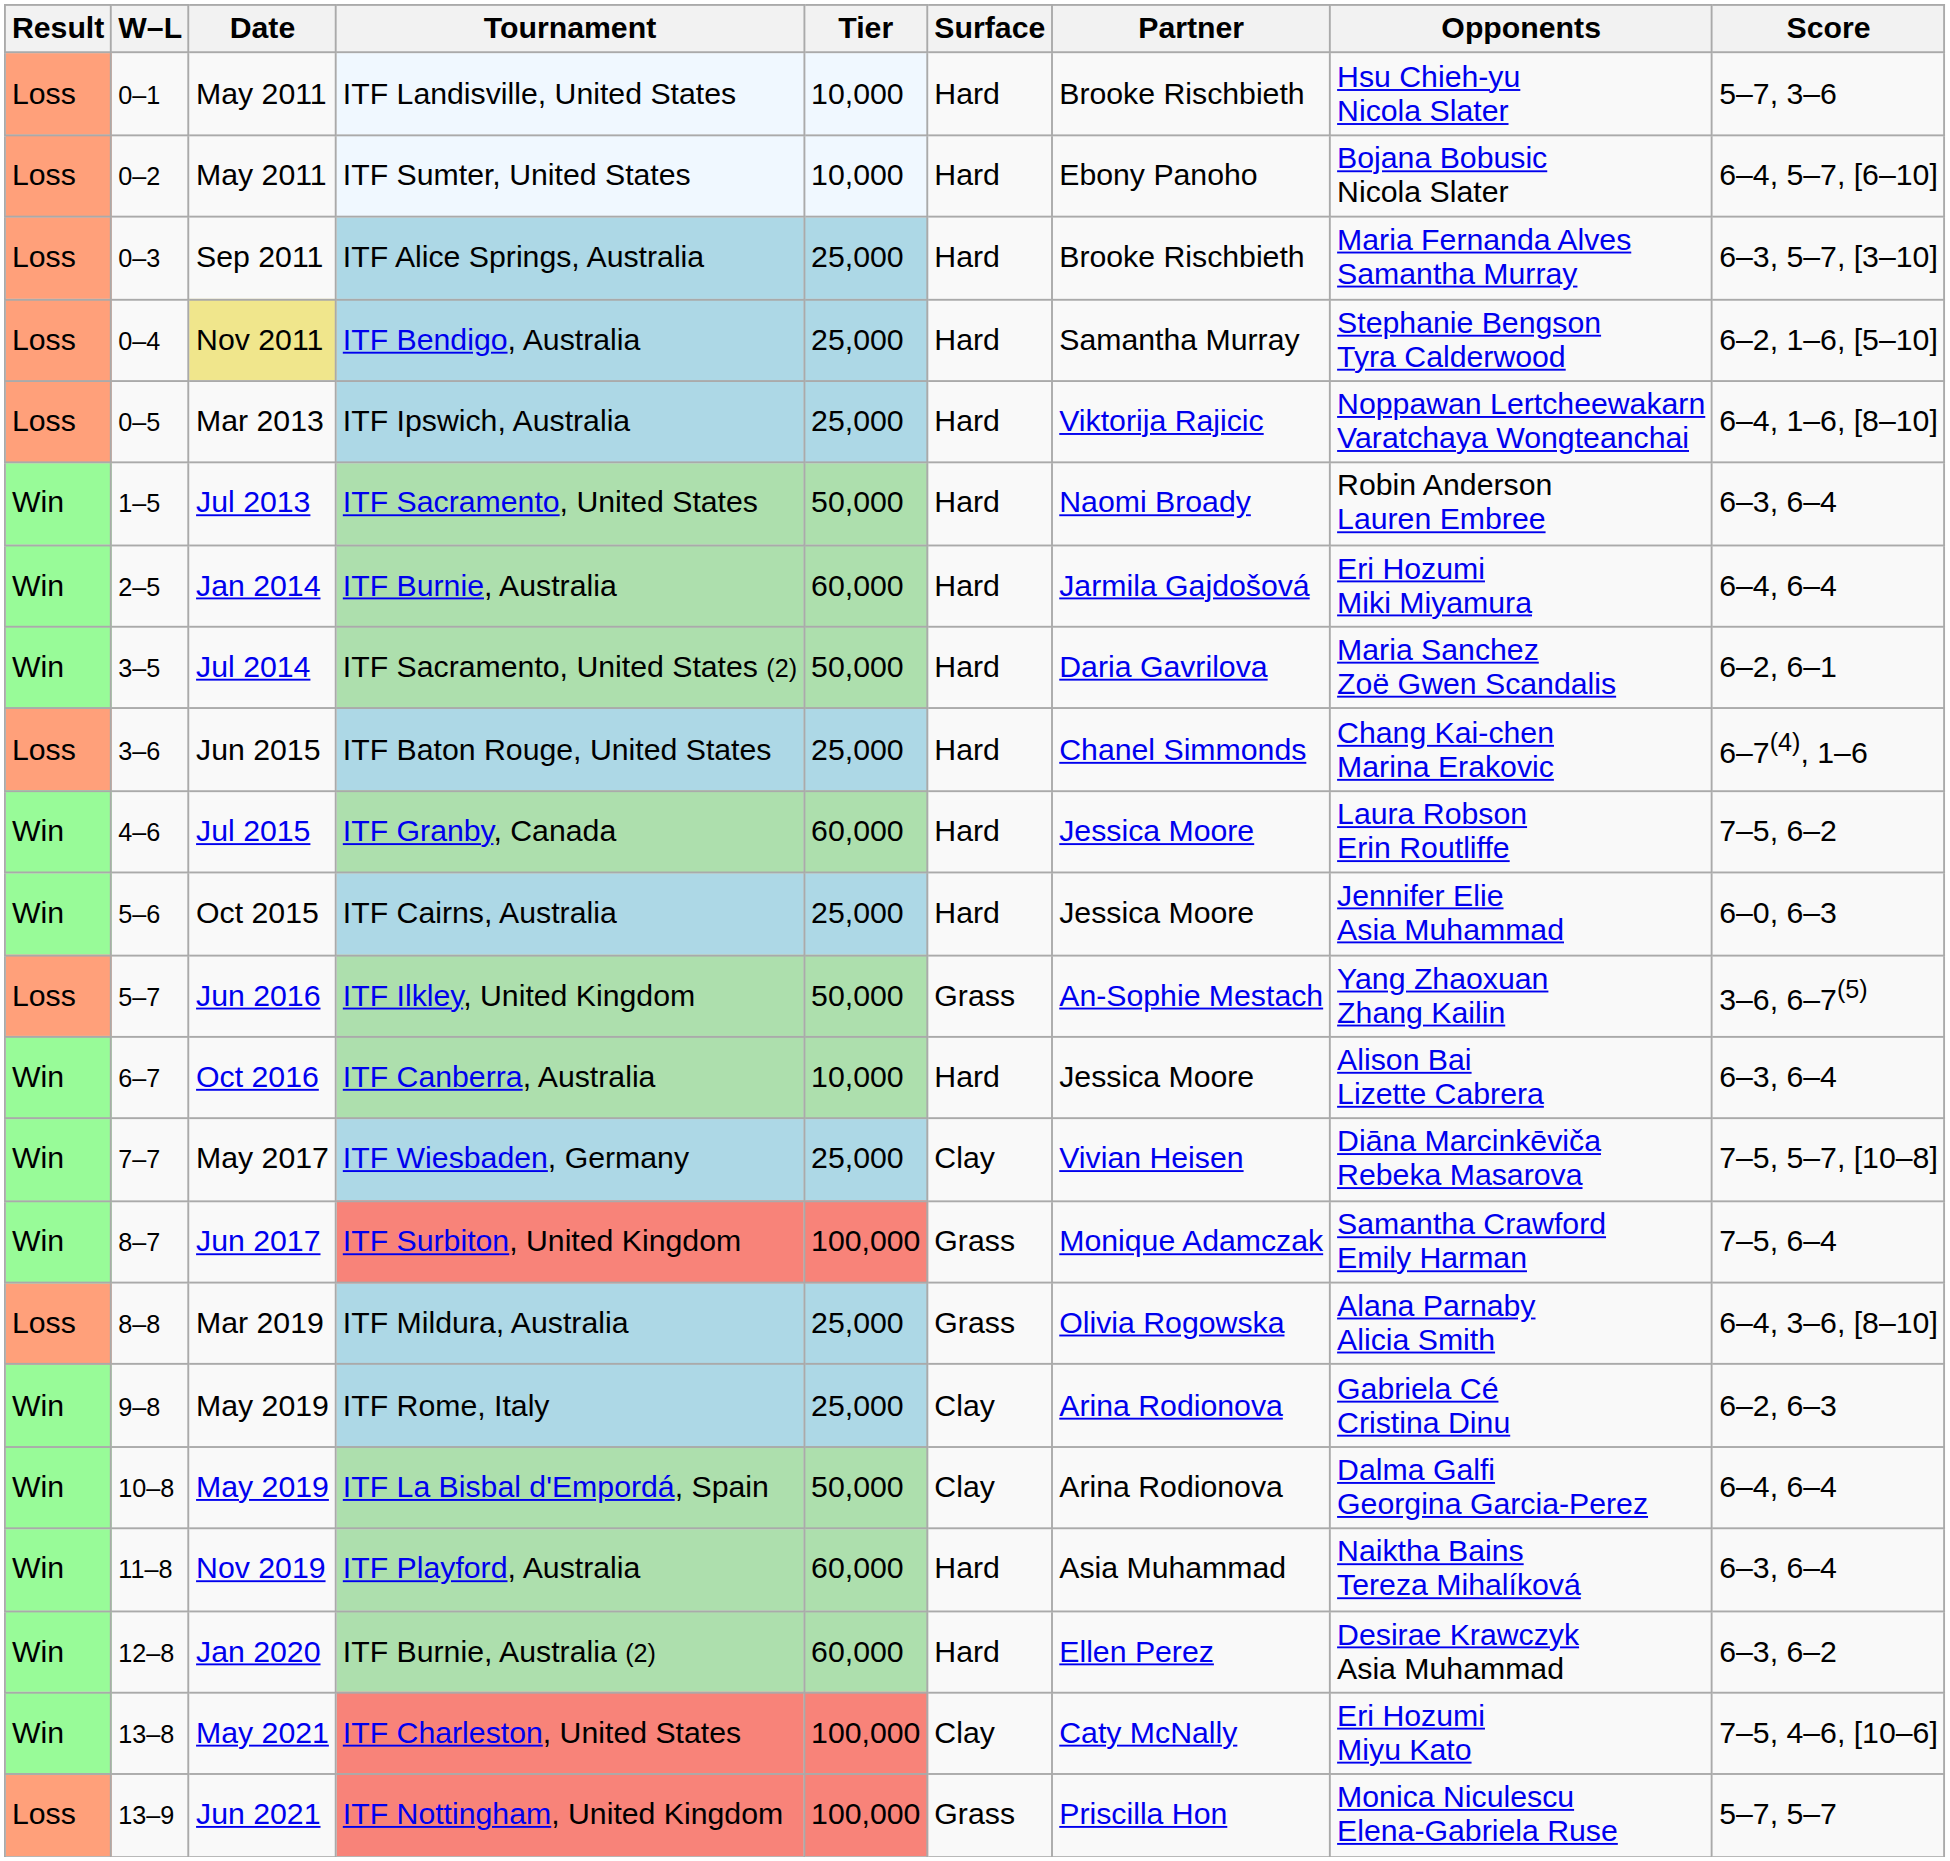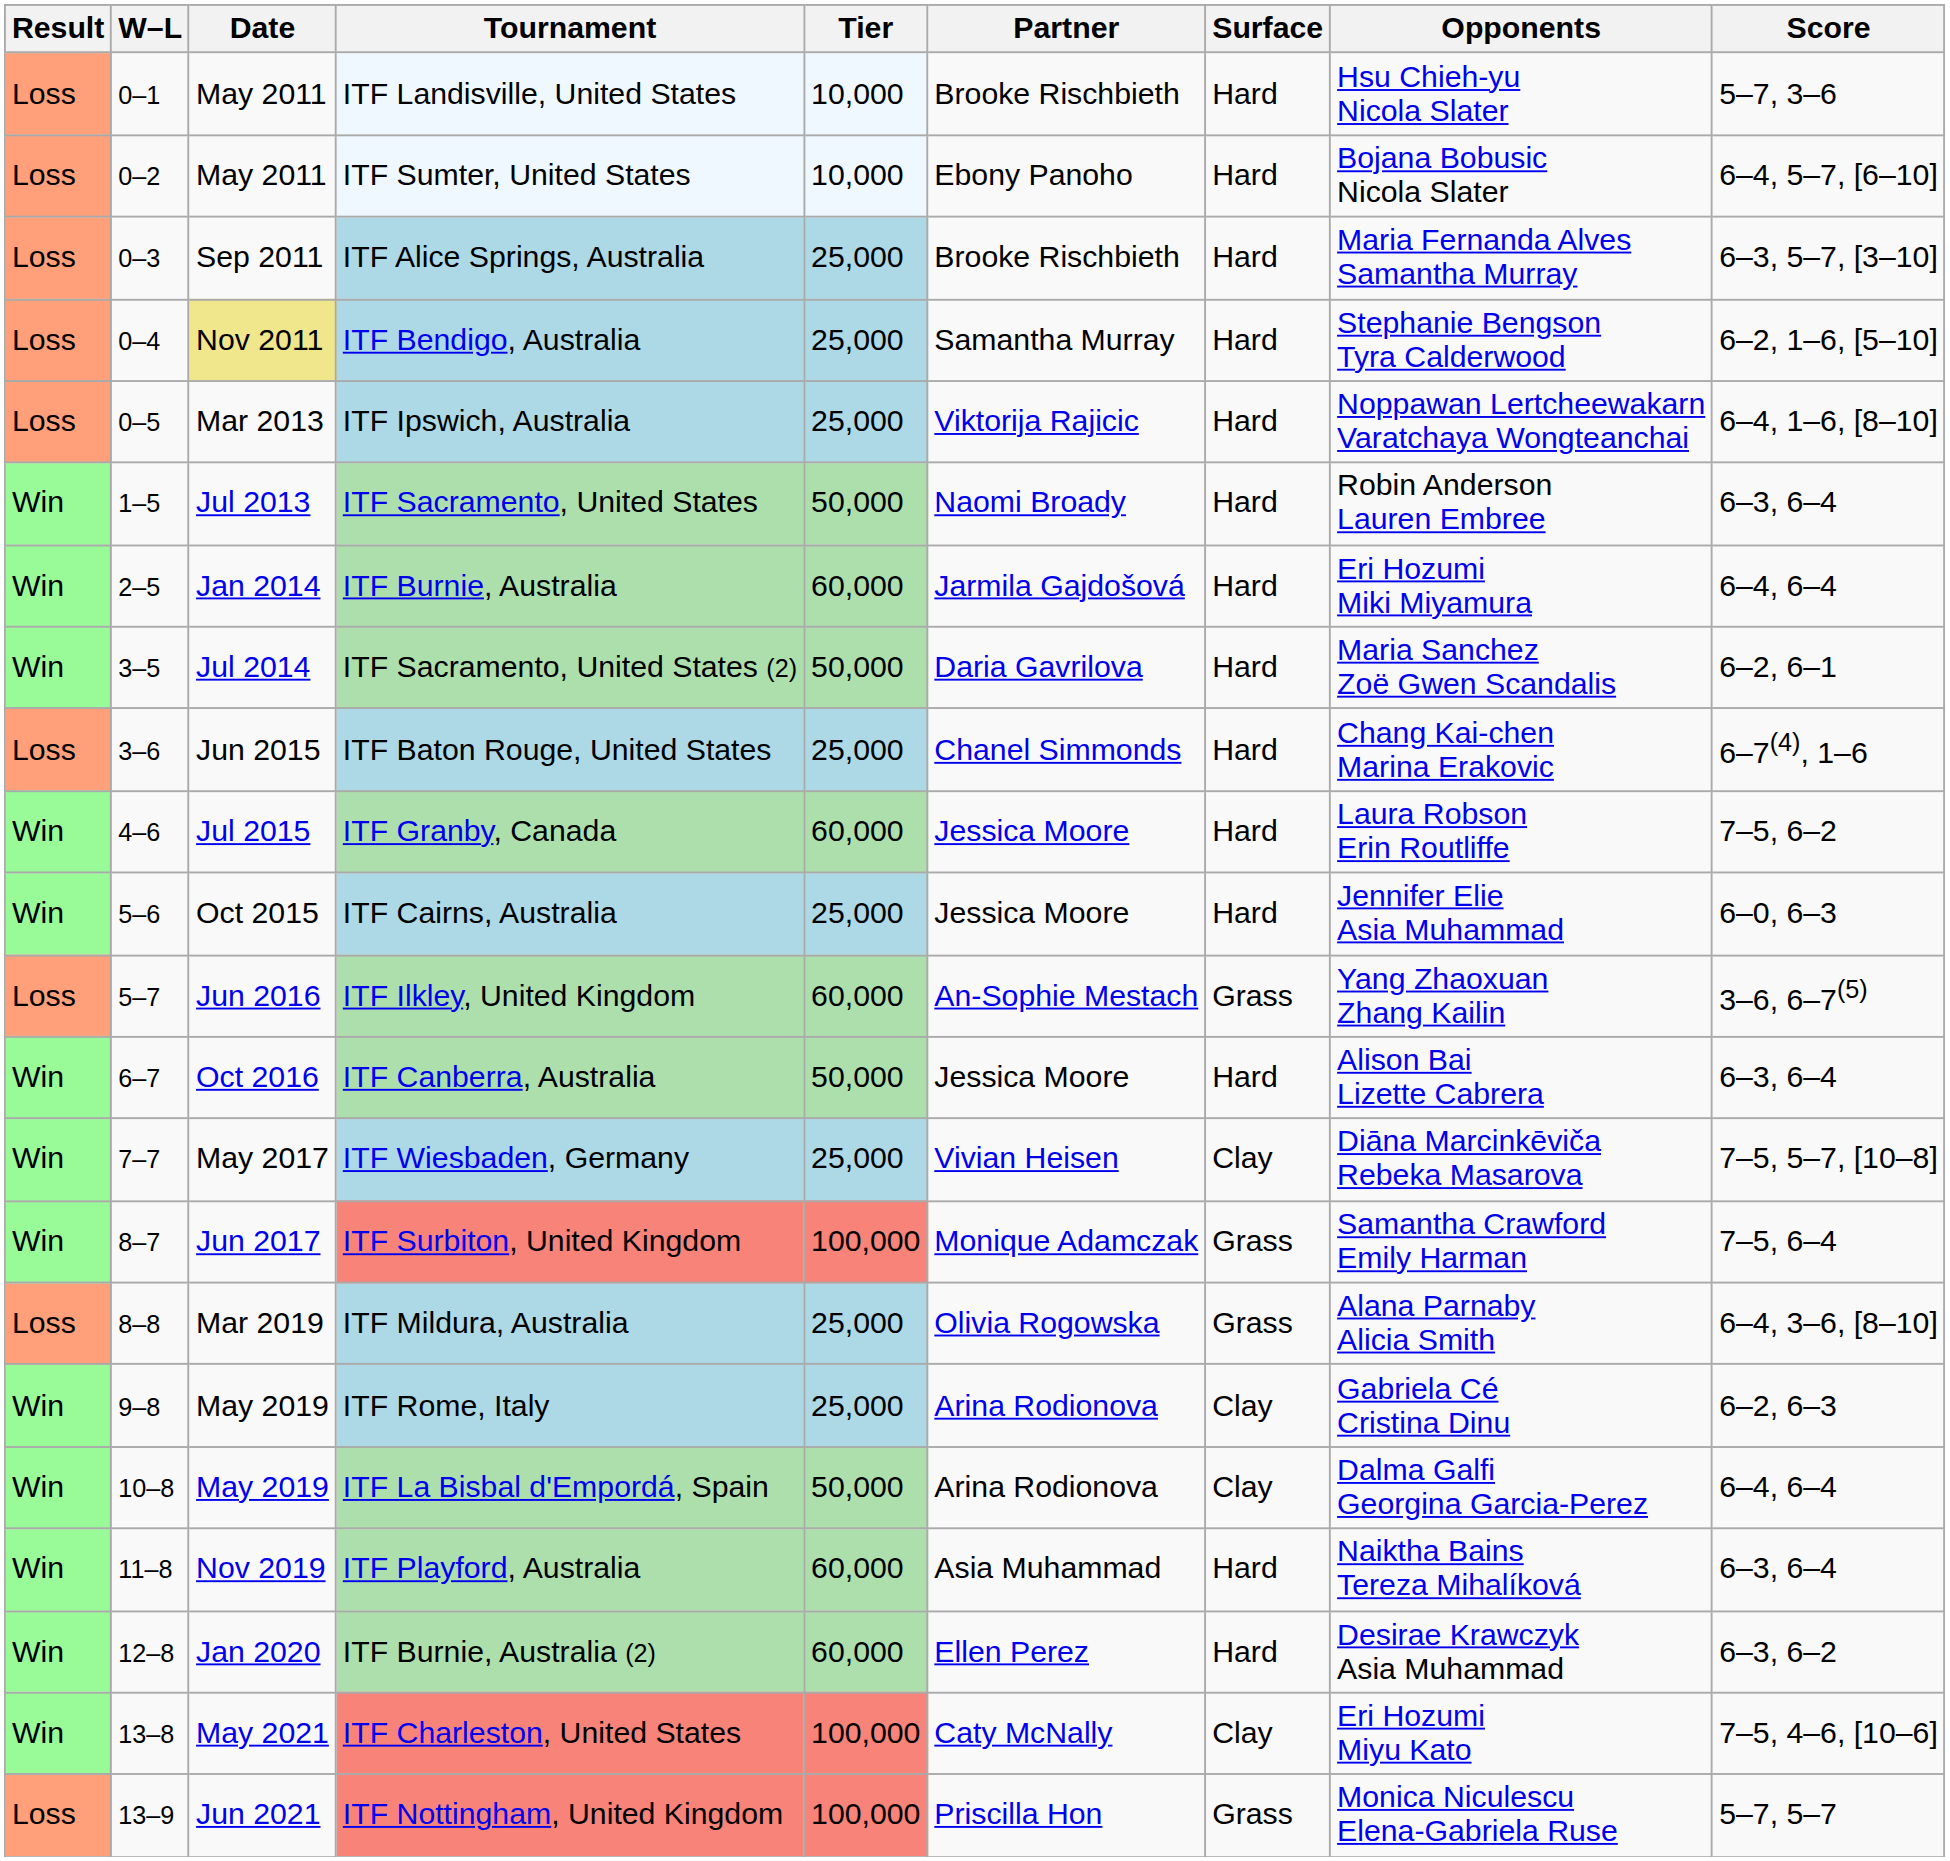columns swapped: (990, 28) <-> (1191, 28)
(857, 995) 50,000 -> (857, 995) 60,000
(857, 1077) 10,000 -> (857, 1077) 50,000
